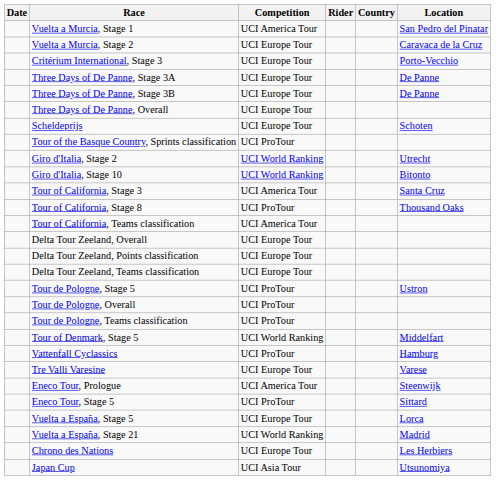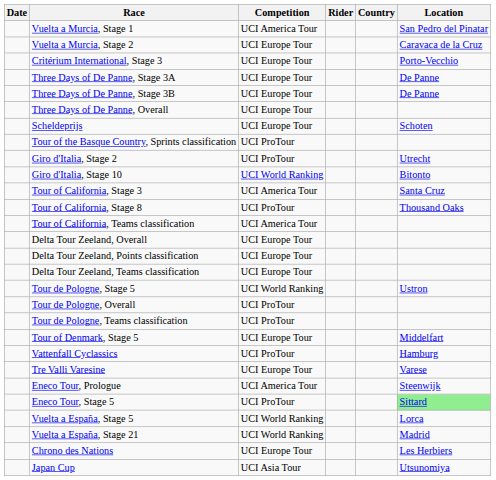(282, 158) UCI World Ranking -> (268, 158) UCI ProTour
(268, 288) UCI ProTour -> (282, 288) UCI World Ranking
(282, 337) UCI World Ranking -> (277, 337) UCI Europe Tour
(413, 402) no background -> (413, 402) lightgreen background
(277, 418) UCI Europe Tour -> (282, 418) UCI World Ranking
